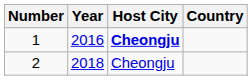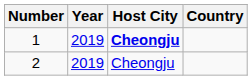(88, 39) 2016 -> (88, 39) 2019
(88, 63) 2018 -> (88, 63) 2019
